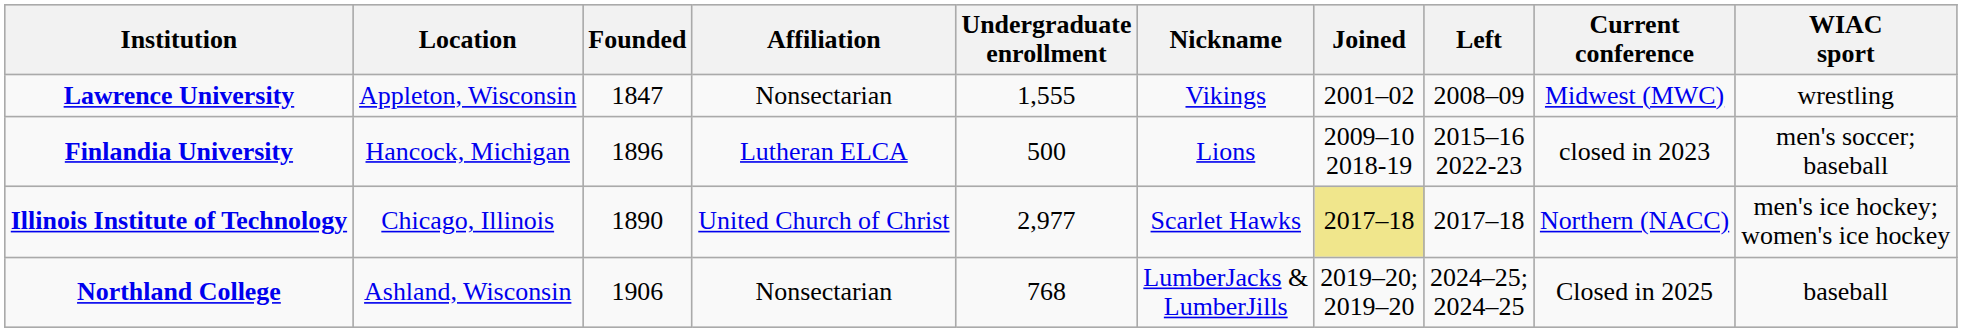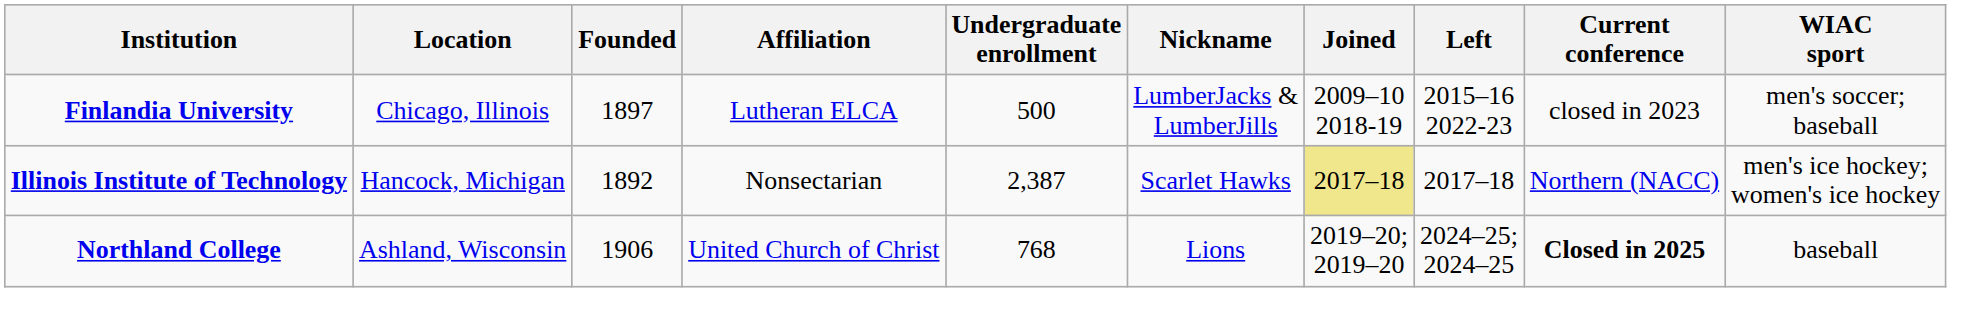- row: (179, 95)
(468, 151) Hancock, Michigan -> (463, 109) Chicago, Illinois
(637, 151) 1896 -> (627, 109) 1897
(1226, 151) Lions -> (1216, 109) LumberJacks & LumberJills
(468, 221) Chicago, Illinois -> (463, 180) Hancock, Michigan
(637, 221) 1890 -> (627, 180) 1892
(824, 221) United Church of Christ -> (814, 180) Nonsectarian
(1046, 221) 2,977 -> (1036, 180) 2,387
(824, 291) Nonsectarian -> (814, 250) United Church of Christ
(1226, 291) LumberJacks & LumberJills -> (1216, 250) Lions
(1635, 291) normal -> (1624, 250) bold
